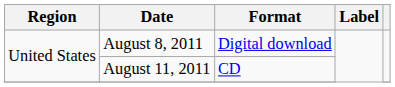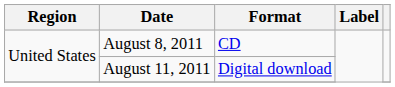(275, 43) Digital download -> (229, 43) CD
(229, 69) CD -> (275, 69) Digital download
